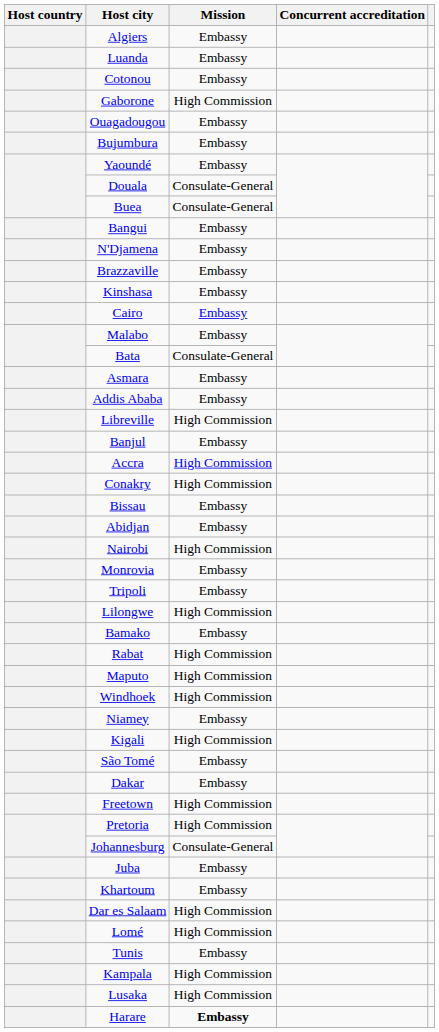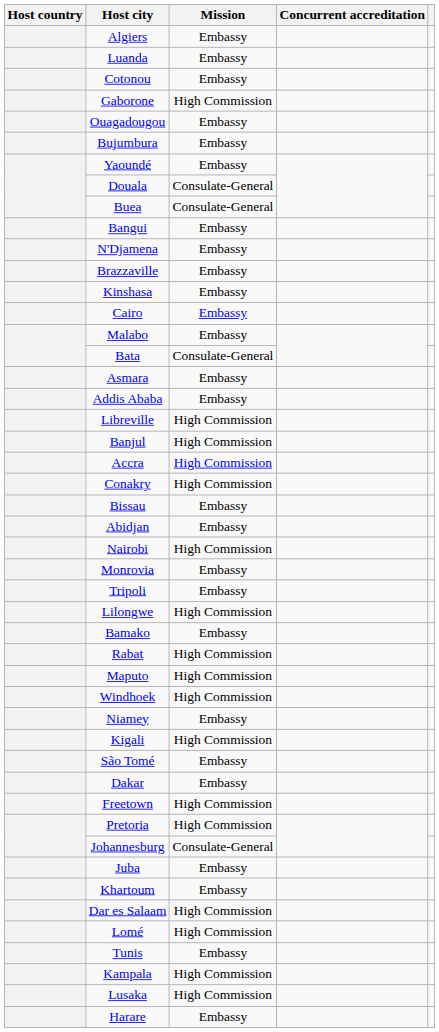(223, 441) Embassy -> (223, 441) High Commission
(223, 1016) bold -> (223, 1016) normal
